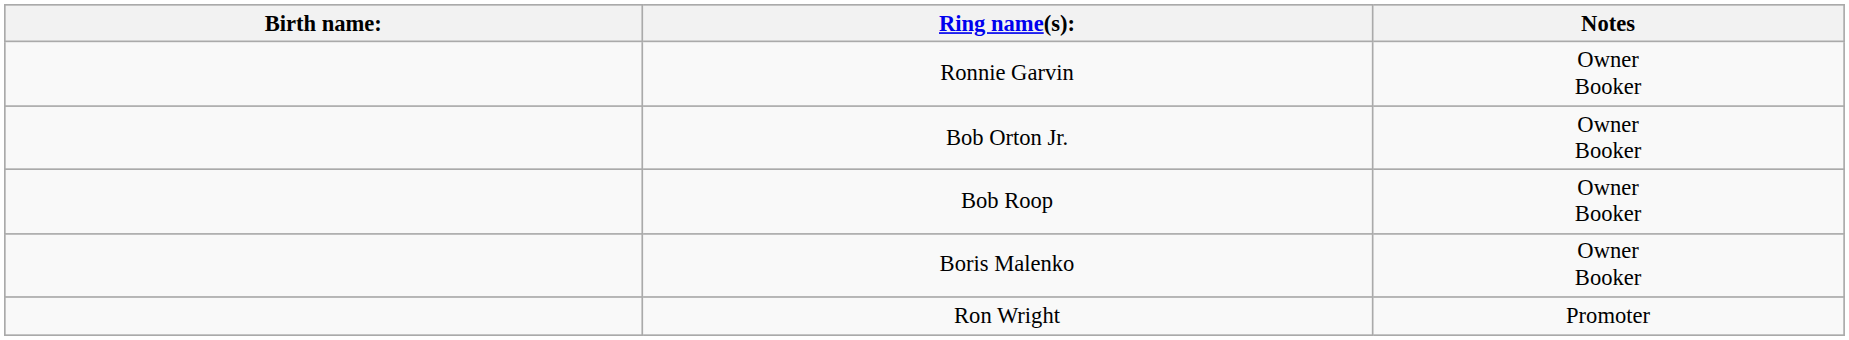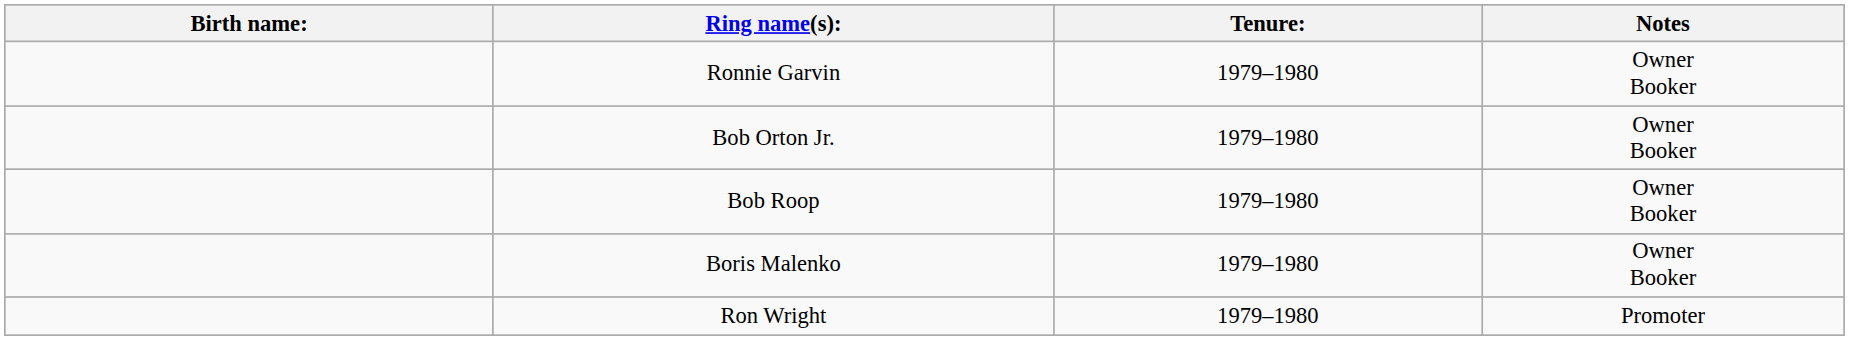+ column: (1268, 22)
